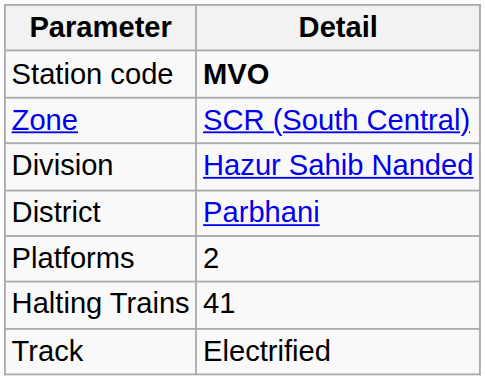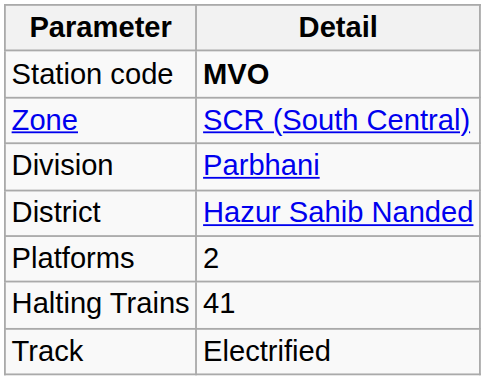(338, 166) Hazur Sahib Nanded -> (261, 166) Parbhani
(261, 212) Parbhani -> (338, 212) Hazur Sahib Nanded
